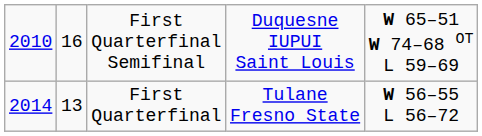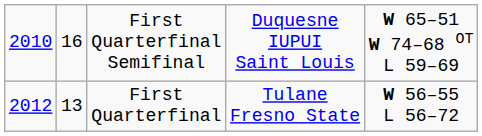(31, 106) 2014 -> (31, 106) 2012
